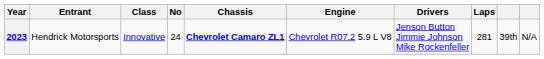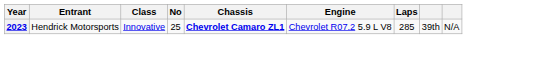- column: (433, 12)
(176, 37) 24 -> (176, 27) 25
(484, 37) 281 -> (407, 27) 285
